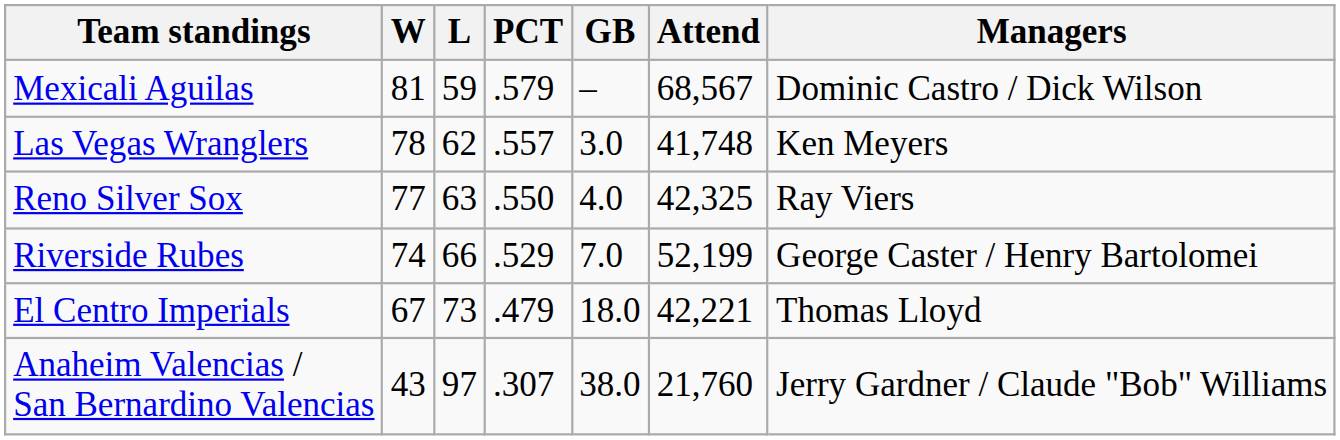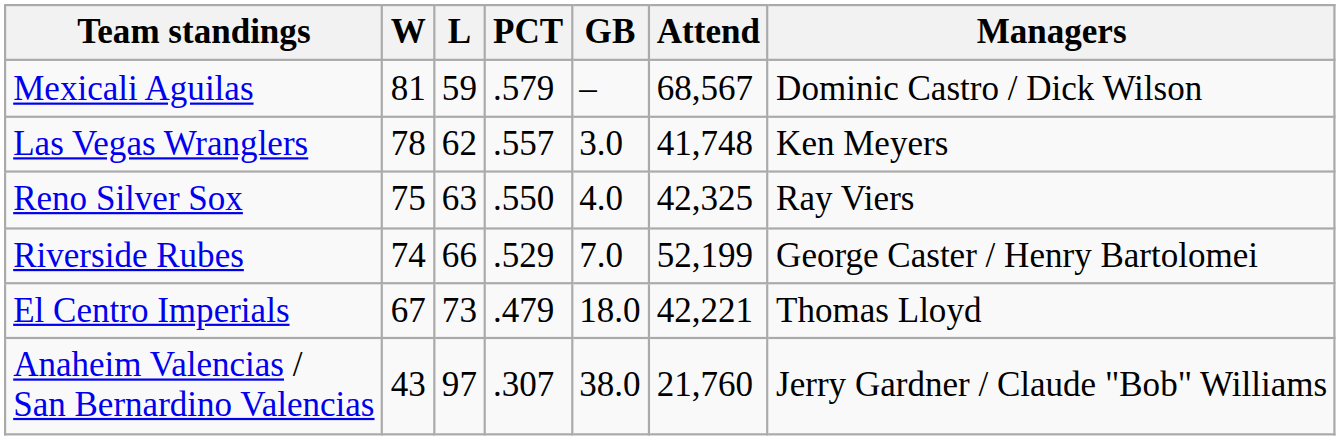(408, 198) 77 -> (408, 198) 75
